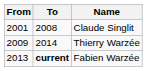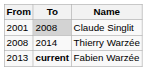(46, 27) no background -> (46, 27) lightgrey background
(17, 43) 2009 -> (17, 43) 2008
